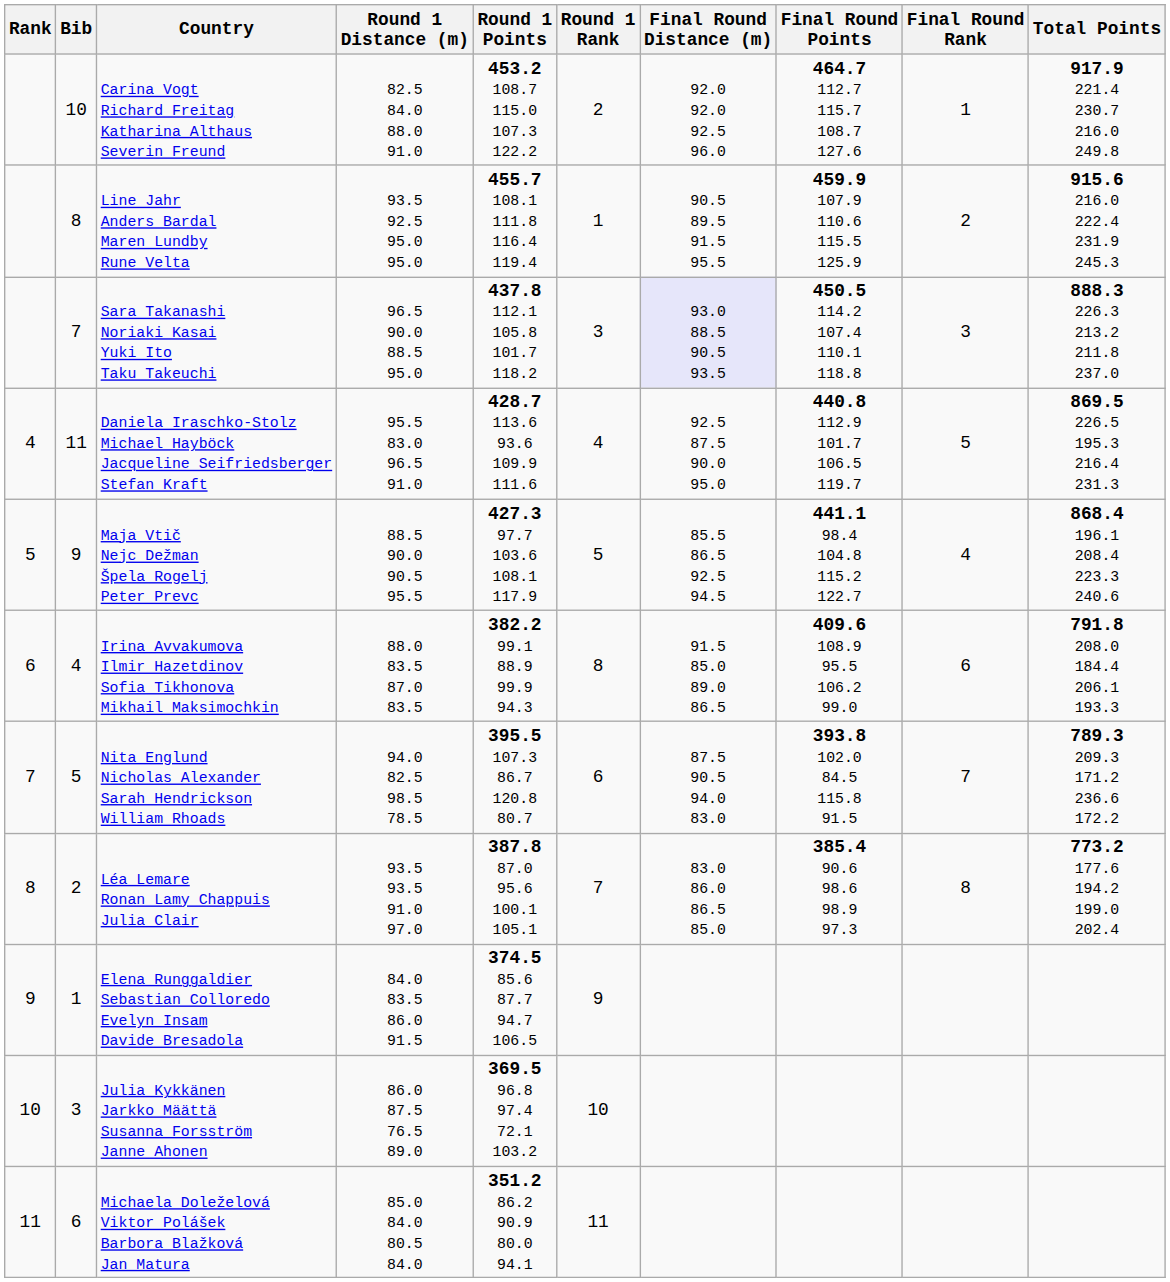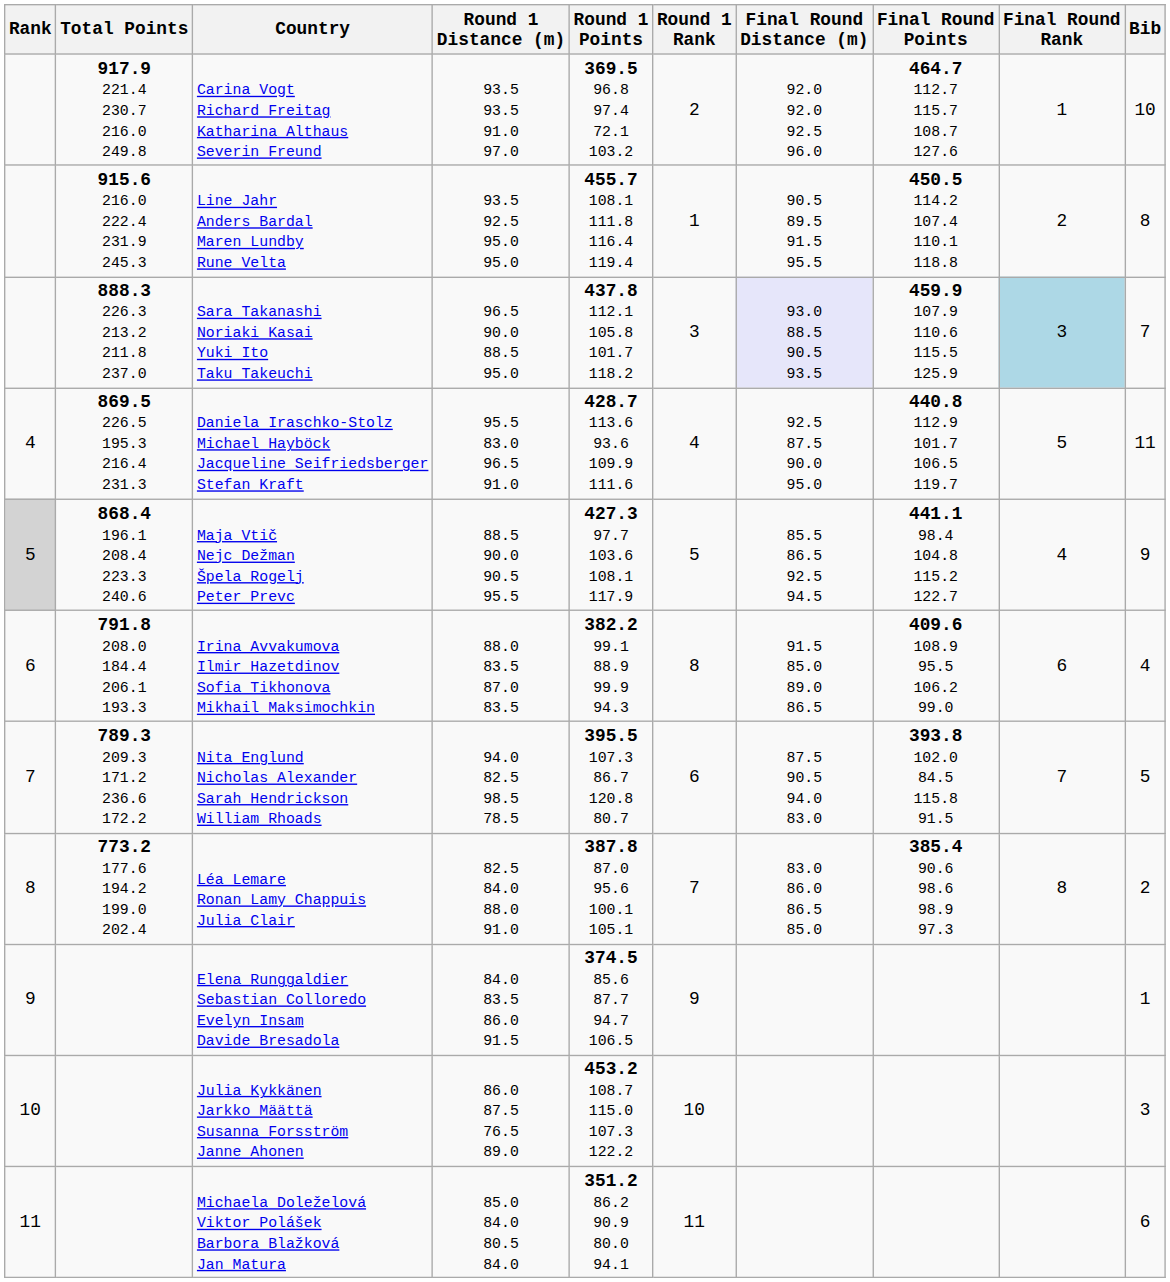columns swapped: (76, 29) <-> (1097, 29)
(405, 121) 82.5 84.0 88.0 91.0 -> (501, 121) 93.5 93.5 91.0 97.0
(515, 109) 453.2 108.7 115.0 107.3 122.2 -> (611, 109) 369.5 96.8 97.4 72.1 103.2
(840, 220) 459.9 107.9 110.6 115.5 125.9 -> (936, 220) 450.5 114.2 107.4 110.1 118.8
(840, 332) 450.5 114.2 107.4 110.1 118.8 -> (936, 332) 459.9 107.9 110.6 115.5 125.9
(966, 332) no background -> (1062, 332) lightblue background
(30, 555) no background -> (30, 555) lightgrey background
(405, 899) 93.5 93.5 91.0 97.0 -> (501, 899) 82.5 84.0 88.0 91.0
(515, 1110) 369.5 96.8 97.4 72.1 103.2 -> (611, 1110) 453.2 108.7 115.0 107.3 122.2
